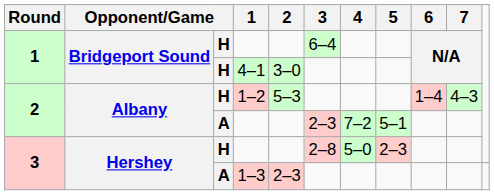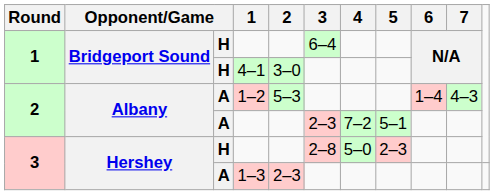(224, 96) H -> (224, 96) A
